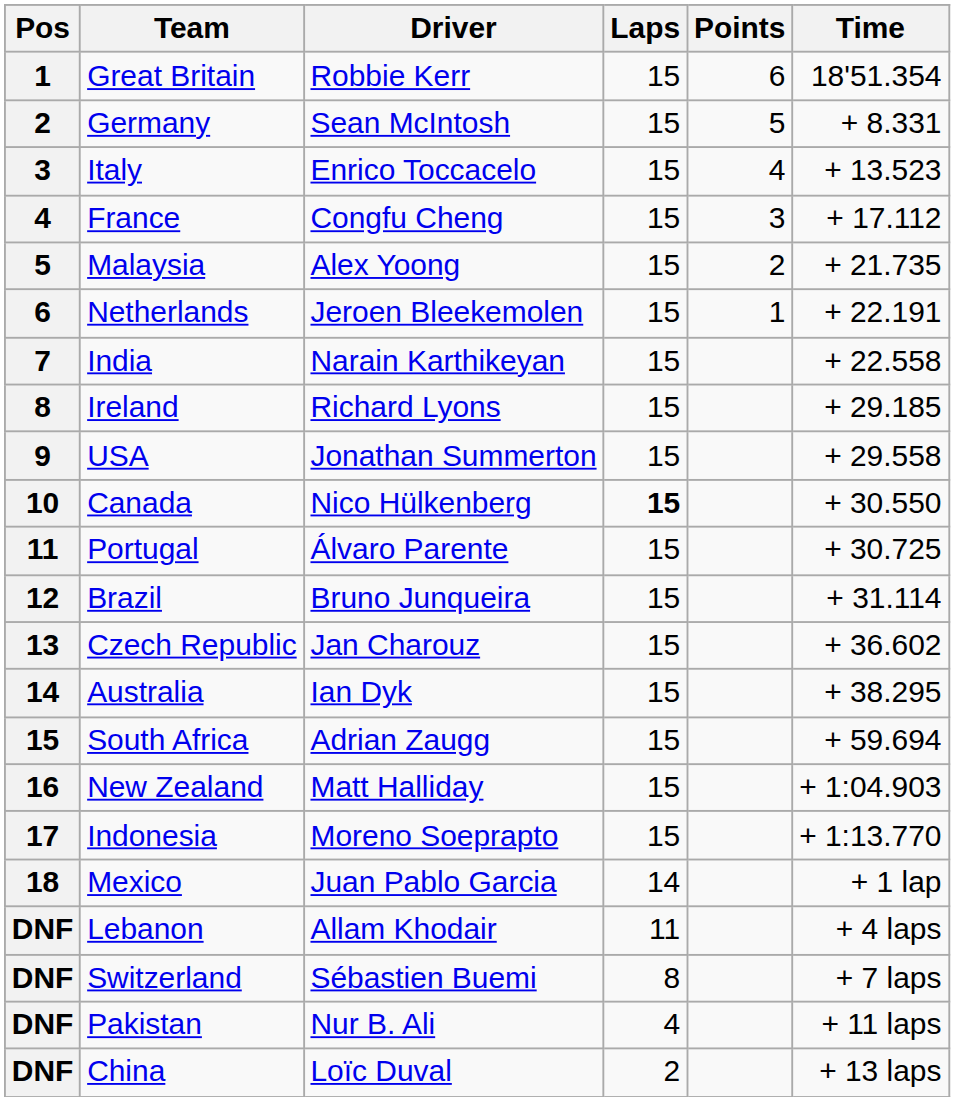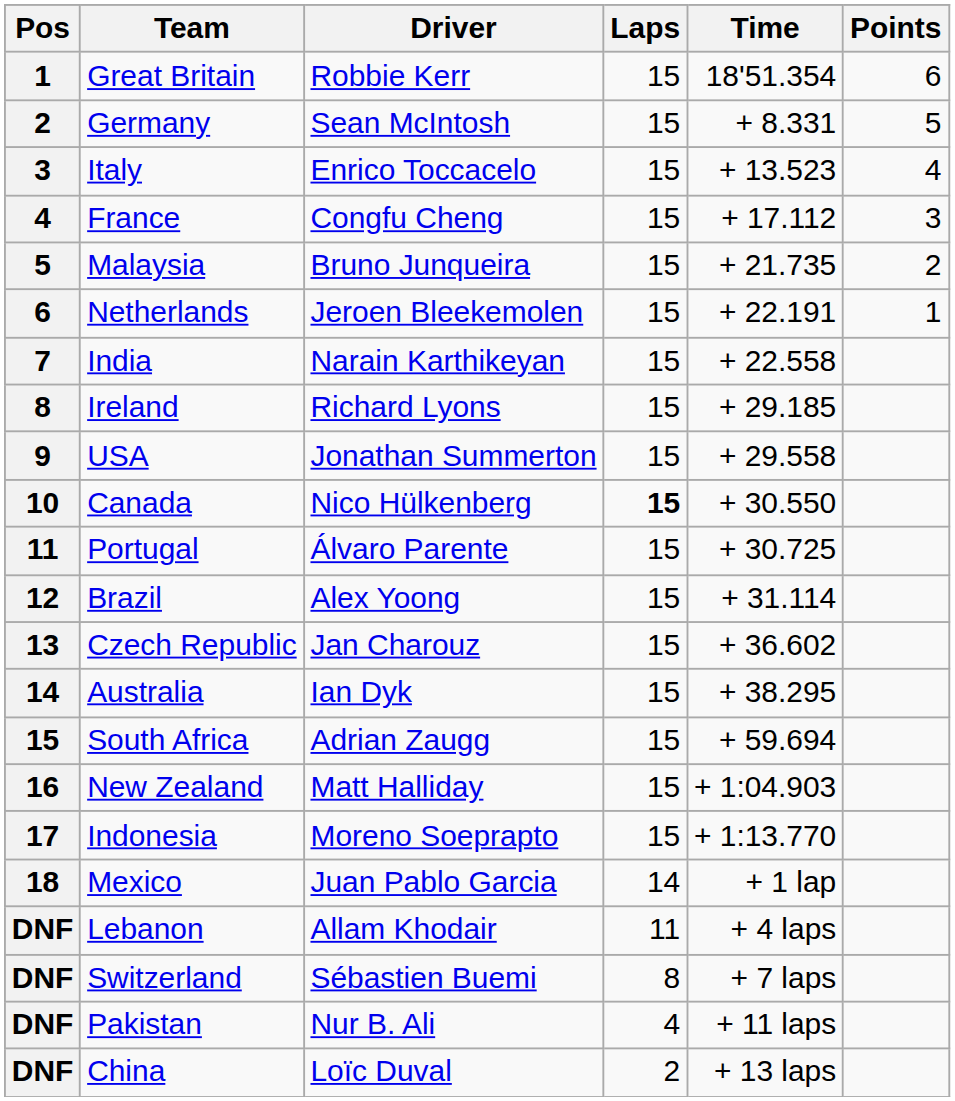columns swapped: (870, 28) <-> (740, 28)
(385, 265) Alex Yoong -> (420, 265) Bruno Junqueira
(420, 597) Bruno Junqueira -> (385, 597) Alex Yoong
